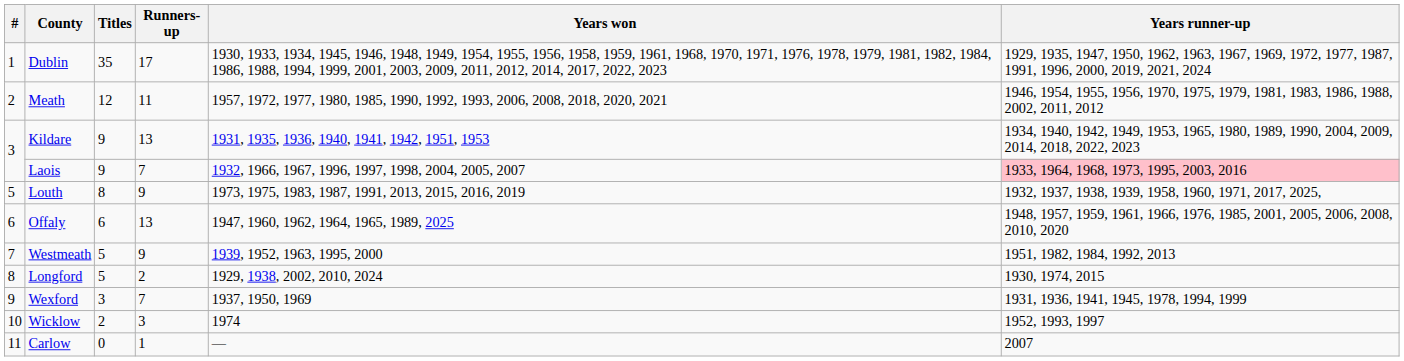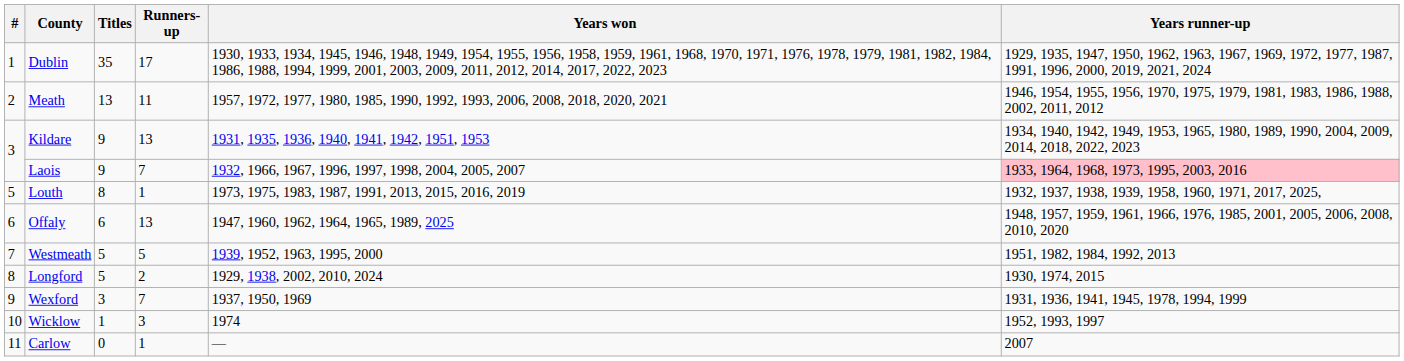(105, 101) 12 -> (105, 101) 13
(142, 192) 9 -> (142, 192) 1
(142, 253) 9 -> (142, 253) 5
(102, 321) 2 -> (102, 321) 1
